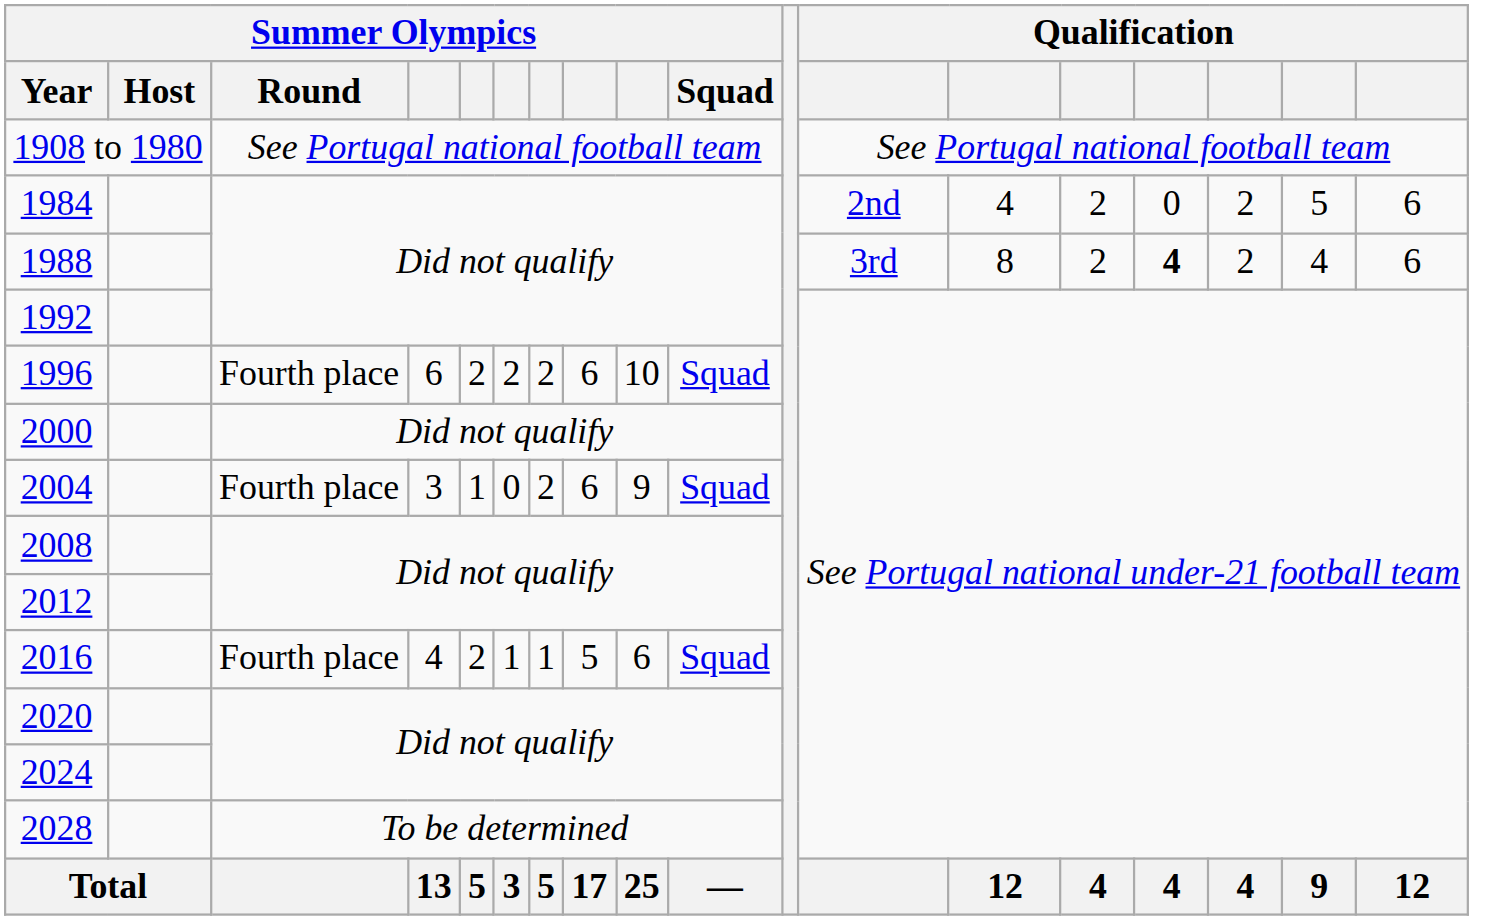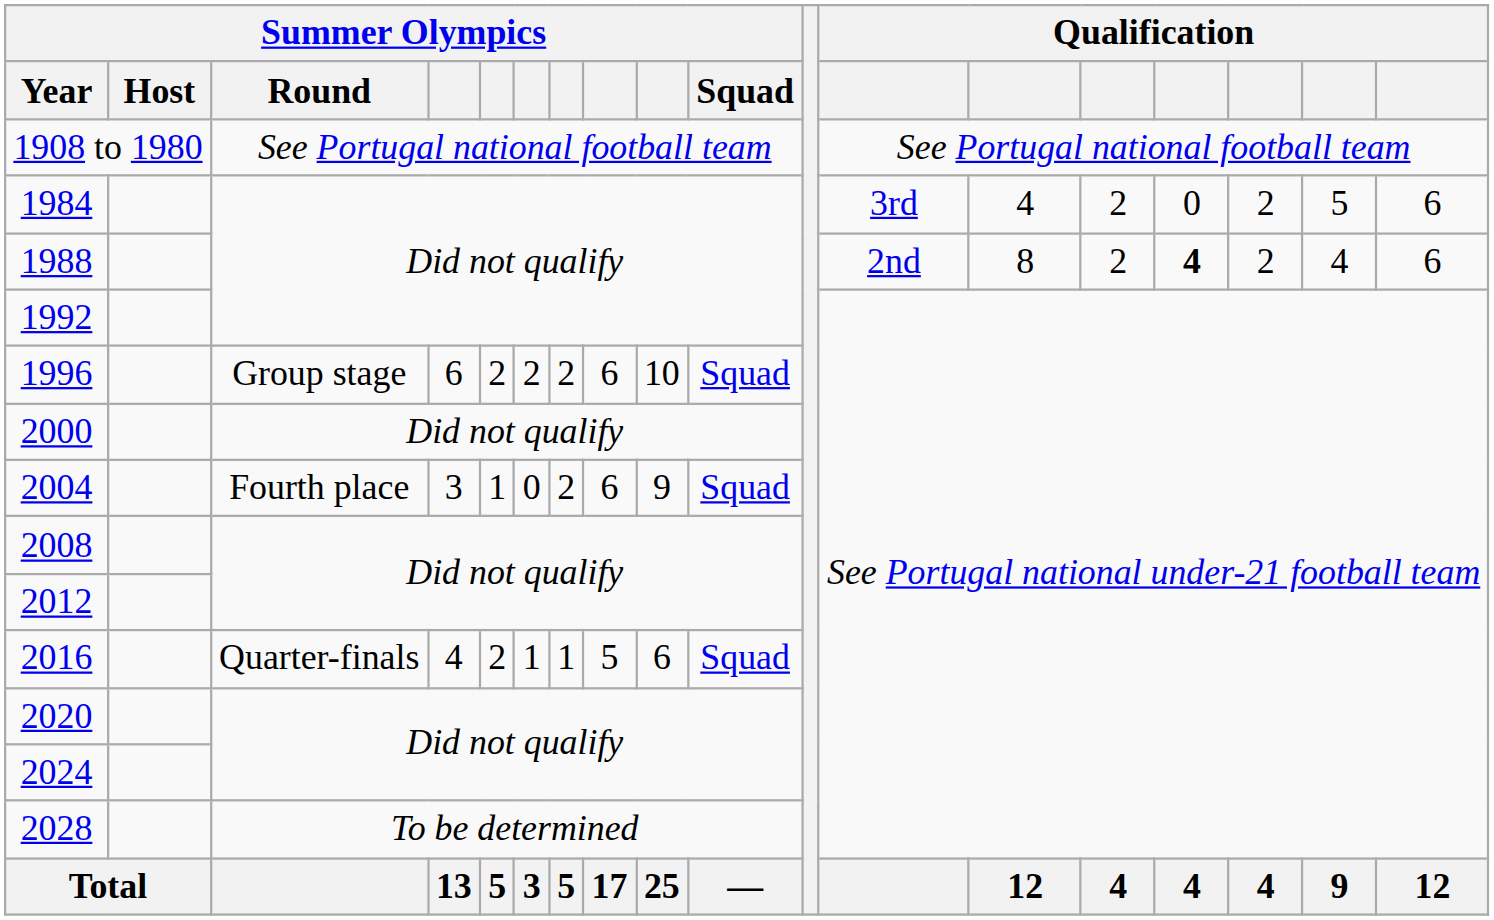(874, 203) 2nd -> (894, 203) 3rd
(874, 260) 3rd -> (894, 260) 2nd
(309, 373) Fourth place -> (319, 373) Group stage
(309, 658) Fourth place -> (319, 658) Quarter-finals
